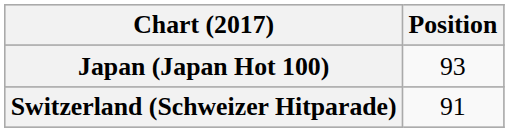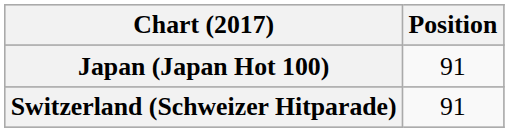(453, 65) 93 -> (453, 65) 91
